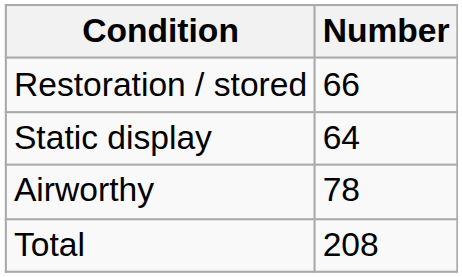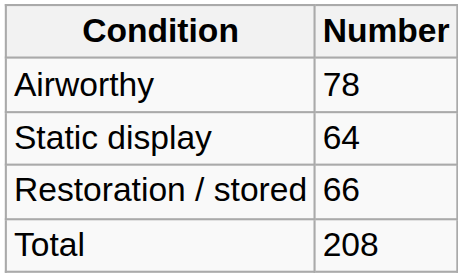rows swapped: (84, 191) <-> (161, 84)
